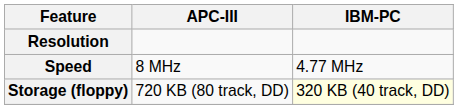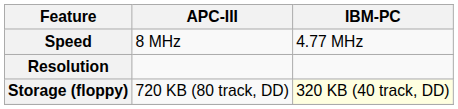rows swapped: (68, 66) <-> (68, 41)
